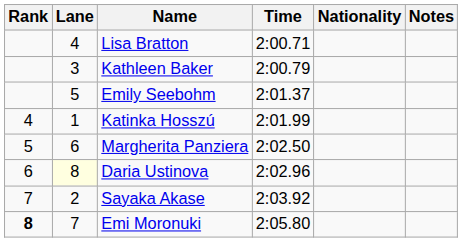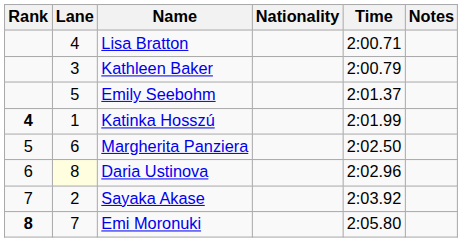columns swapped: (359, 17) <-> (283, 17)
(28, 120) normal -> (28, 120) bold
